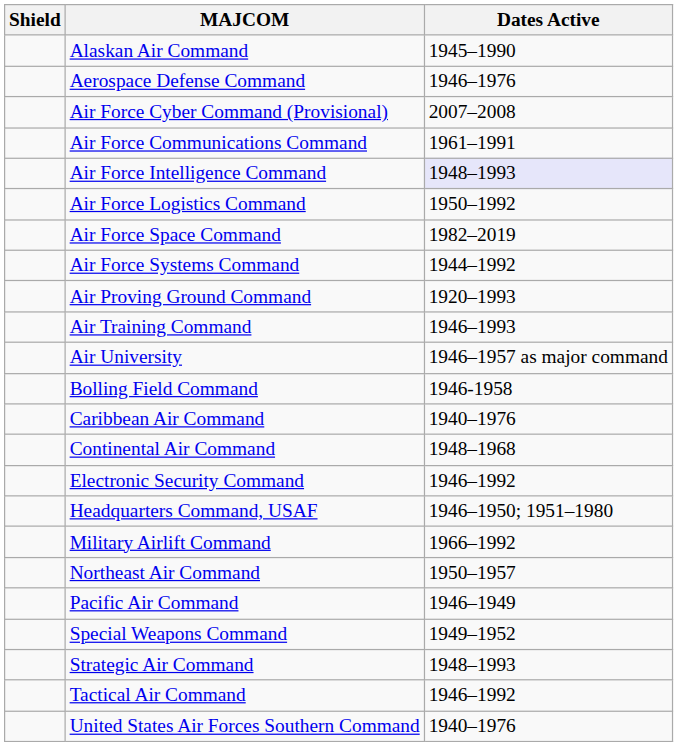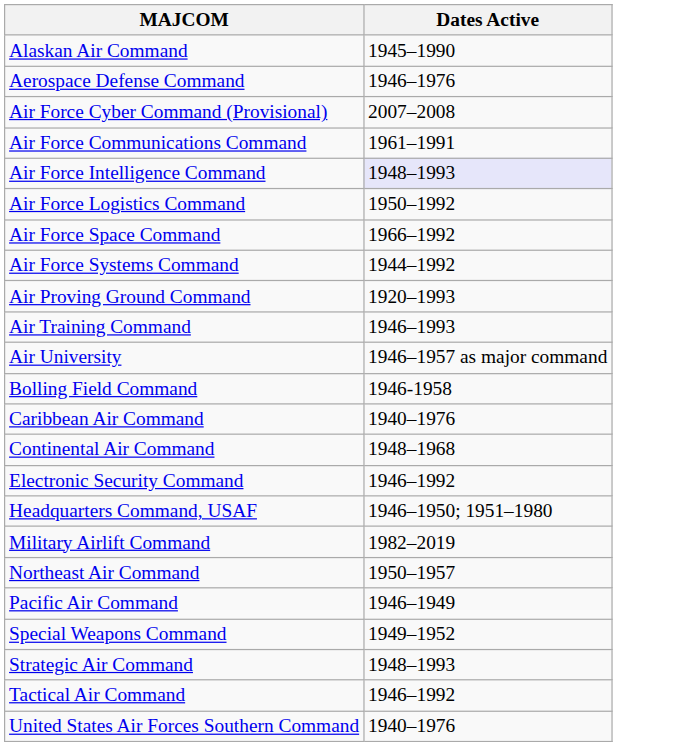- column: (35, 19)
(472, 234) 1982–2019 -> (412, 234) 1966–1992
(472, 541) 1966–1992 -> (412, 541) 1982–2019
